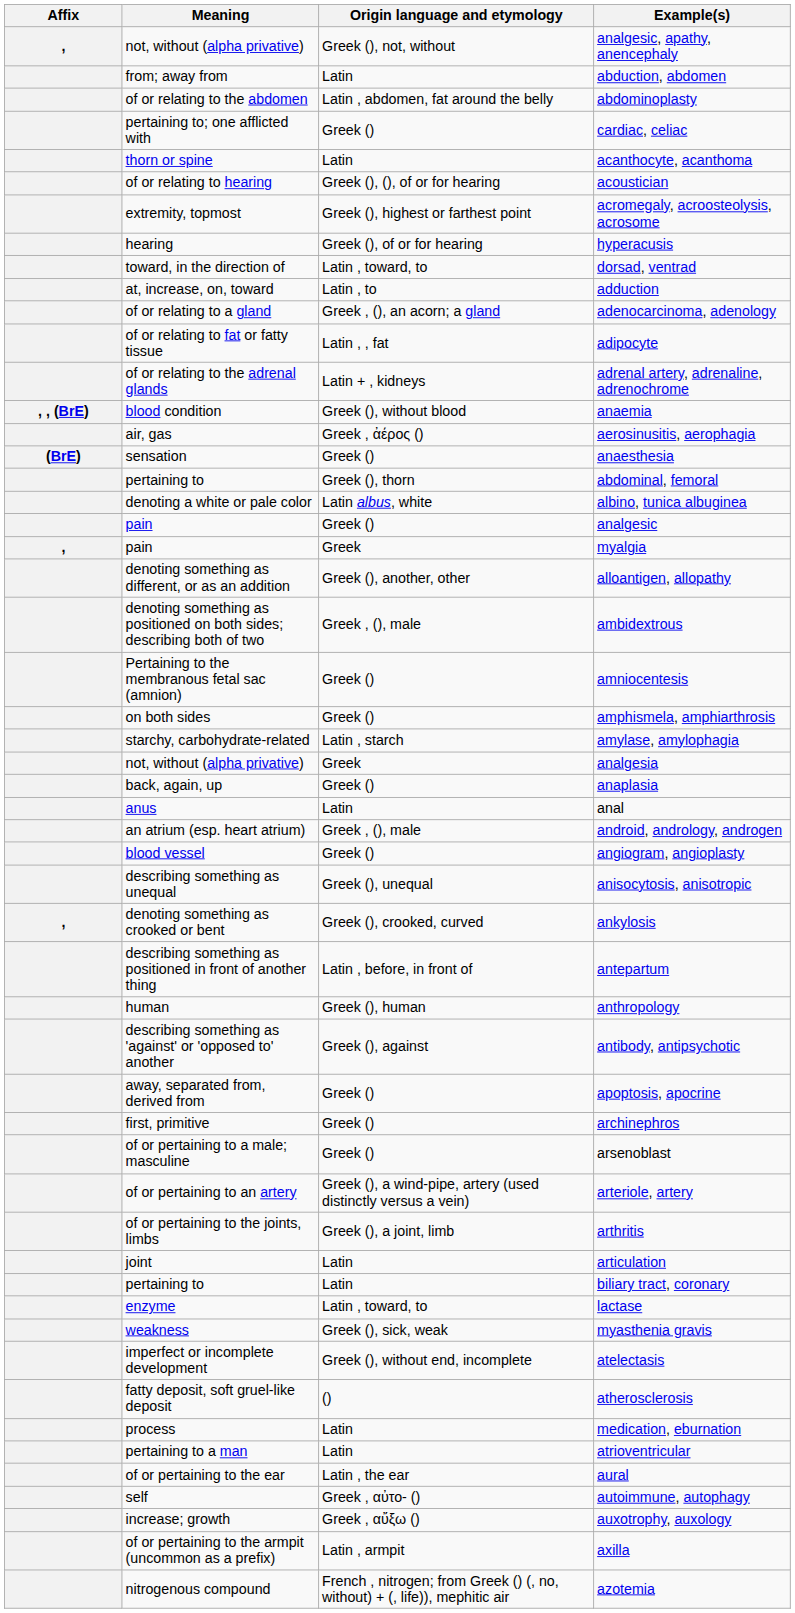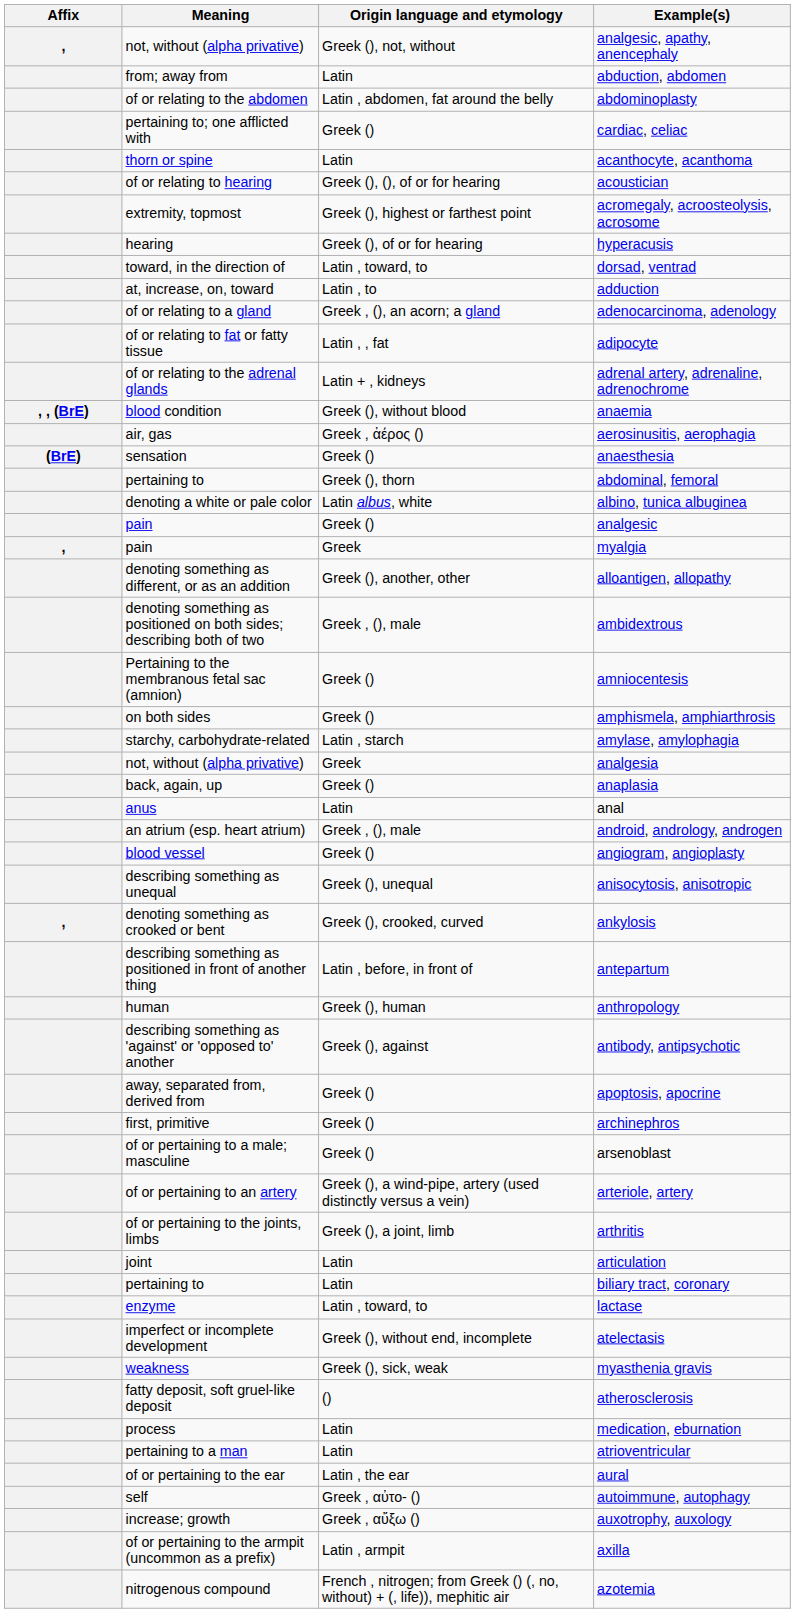rows swapped: (654, 1329) <-> (631, 1360)
